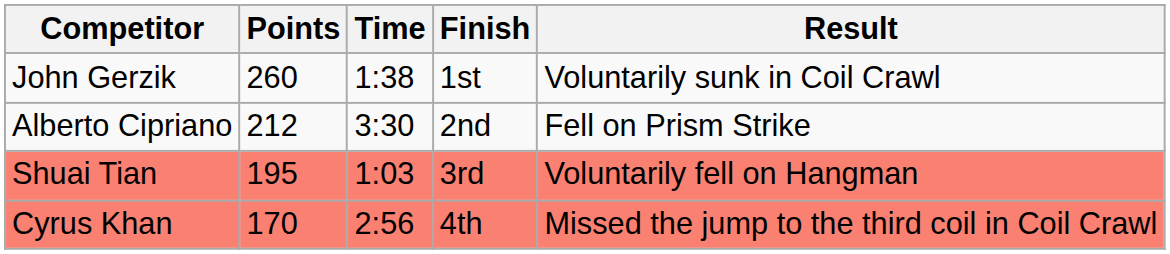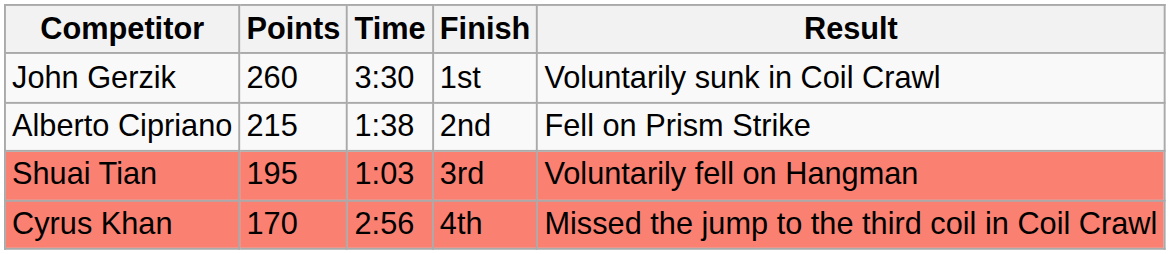(384, 77) 1:38 -> (384, 77) 3:30
(272, 126) 212 -> (272, 126) 215
(384, 126) 3:30 -> (384, 126) 1:38
